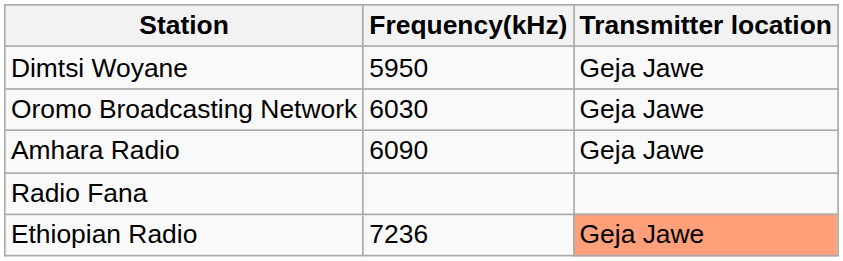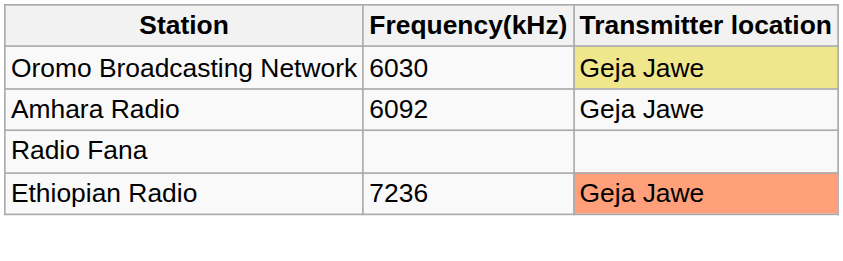- row: (99, 67)
(642, 109) no background -> (642, 67) khaki background
(399, 151) 6090 -> (399, 109) 6092
